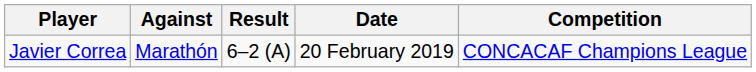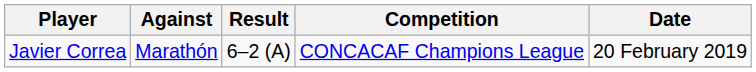columns swapped: (377, 19) <-> (605, 19)
